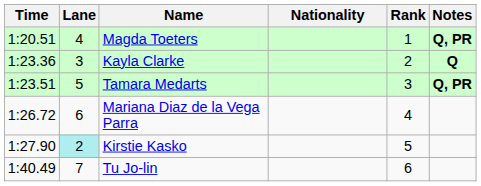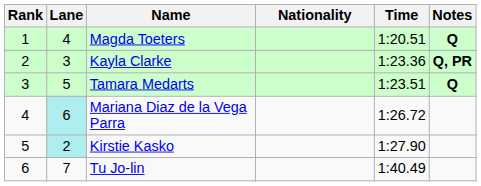columns swapped: (408, 15) <-> (32, 15)
(452, 38) Q, PR -> (452, 38) Q
(452, 61) Q -> (452, 61) Q, PR
(452, 84) Q, PR -> (452, 84) Q
(79, 115) no background -> (66, 115) paleturquoise background
